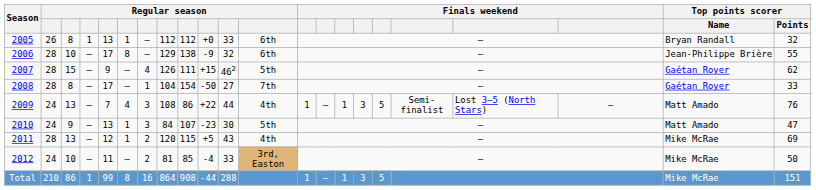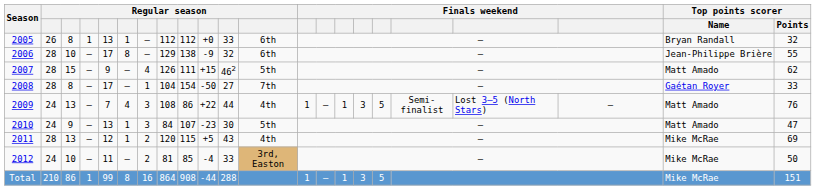(697, 71) Gaétan Royer -> (692, 71) Matt Amado
